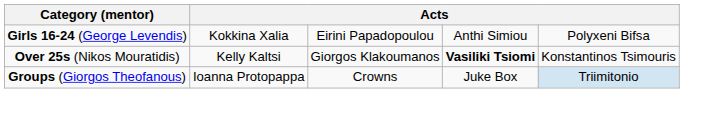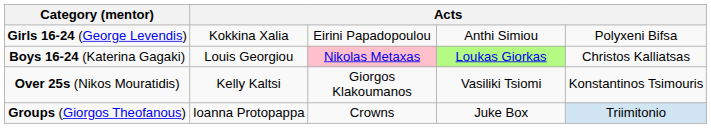+ row: (97, 56)
(490, 56) bold -> (501, 84) normal
